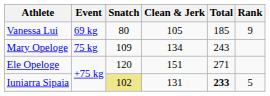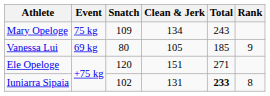rows swapped: (32, 30) <-> (37, 48)
(124, 82) khaki background -> (124, 82) no background
(250, 82) 5 -> (250, 82) 8
